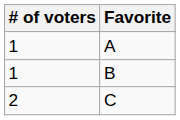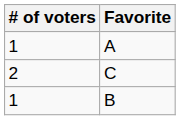rows swapped: (110, 73) <-> (110, 100)
